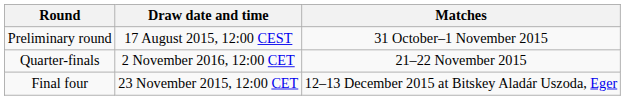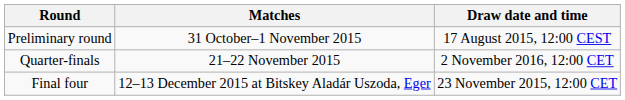columns swapped: (208, 15) <-> (461, 15)
